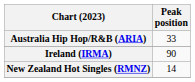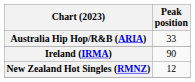(171, 69) 14 -> (171, 69) 12
